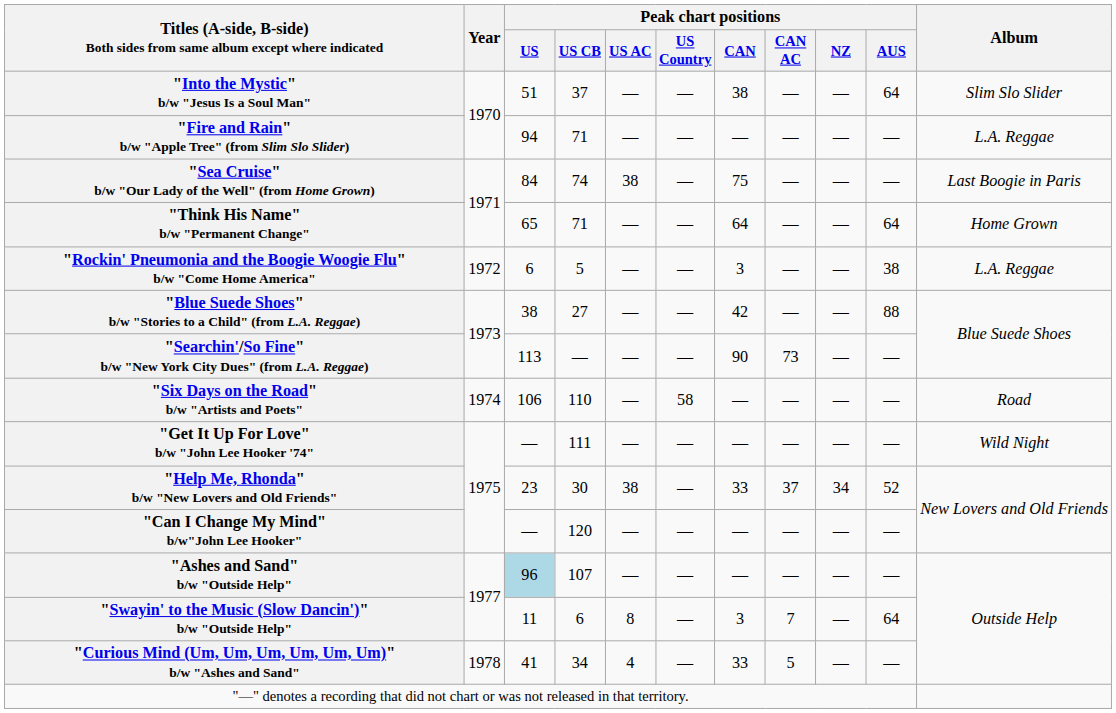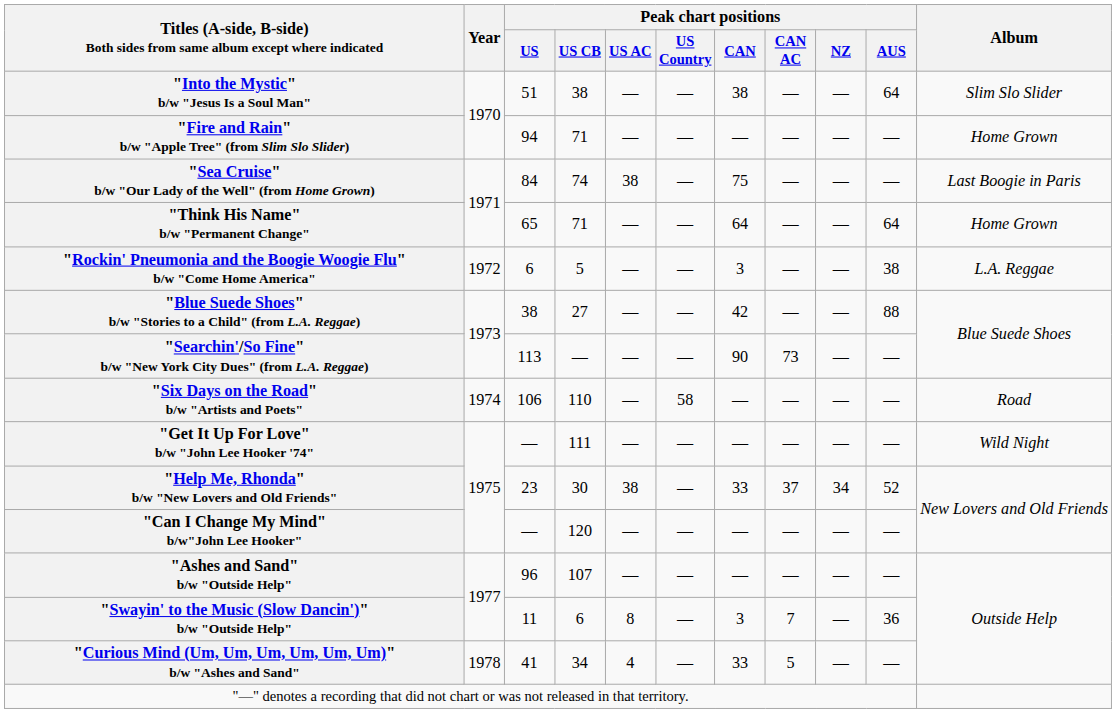(580, 93) 37 -> (580, 93) 38
(1014, 136) L.A. Reggae -> (1014, 136) Home Grown
(529, 575) lightblue background -> (529, 575) no background
(891, 618) 64 -> (891, 618) 36
